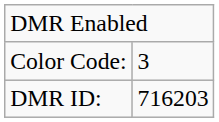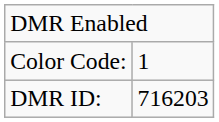(143, 60) 3 -> (143, 60) 1
